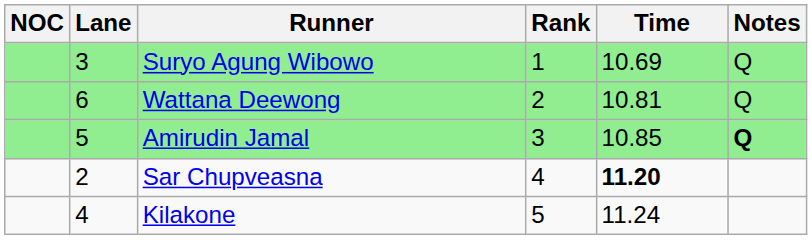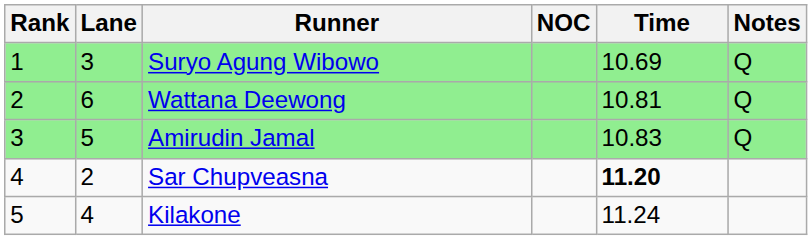columns swapped: (561, 23) <-> (37, 23)
(632, 138) 10.85 -> (632, 138) 10.83
(743, 138) bold -> (743, 138) normal
